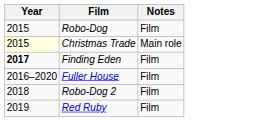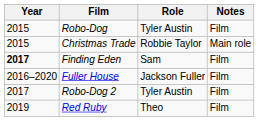+ column: (173, 12)
(18, 44) lightyellow background -> (18, 44) no background
(18, 92) 2018 -> (18, 92) 2017
